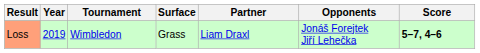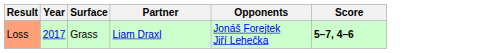- column: (112, 12)
(54, 34) 2019 -> (54, 34) 2017
